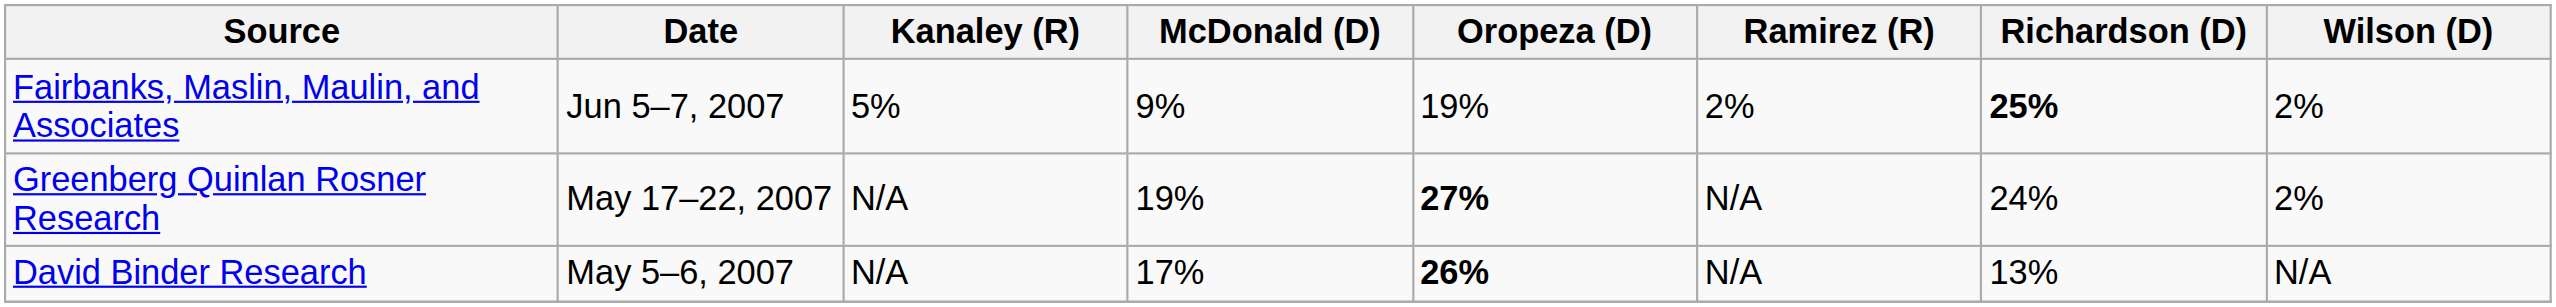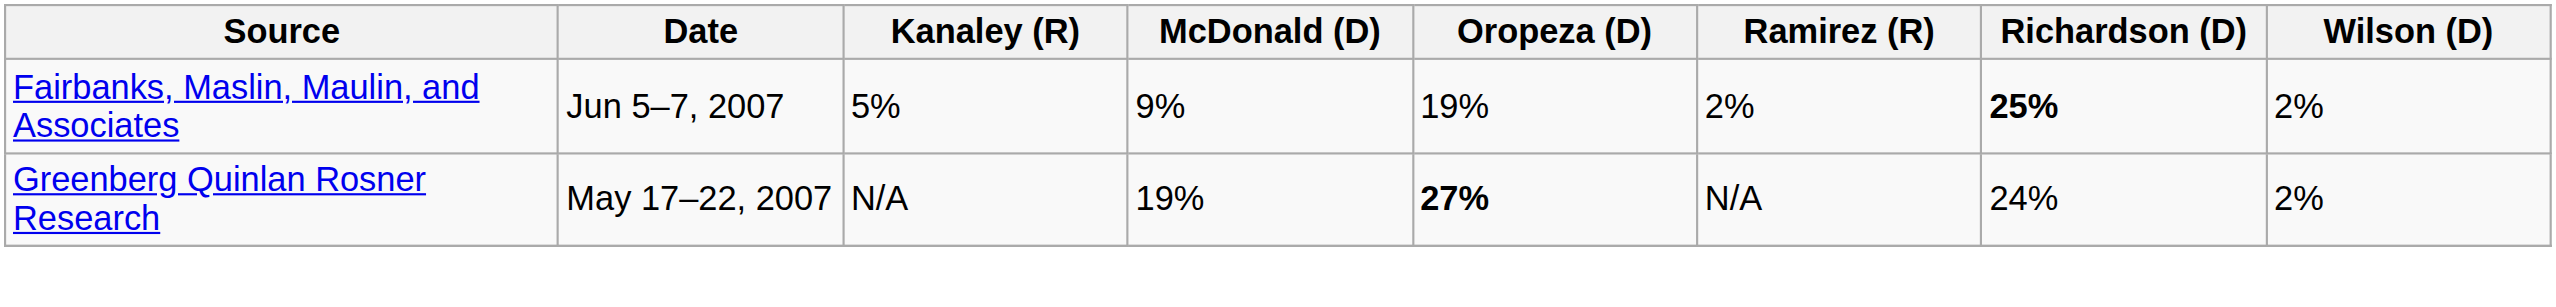- row: (190, 272)
